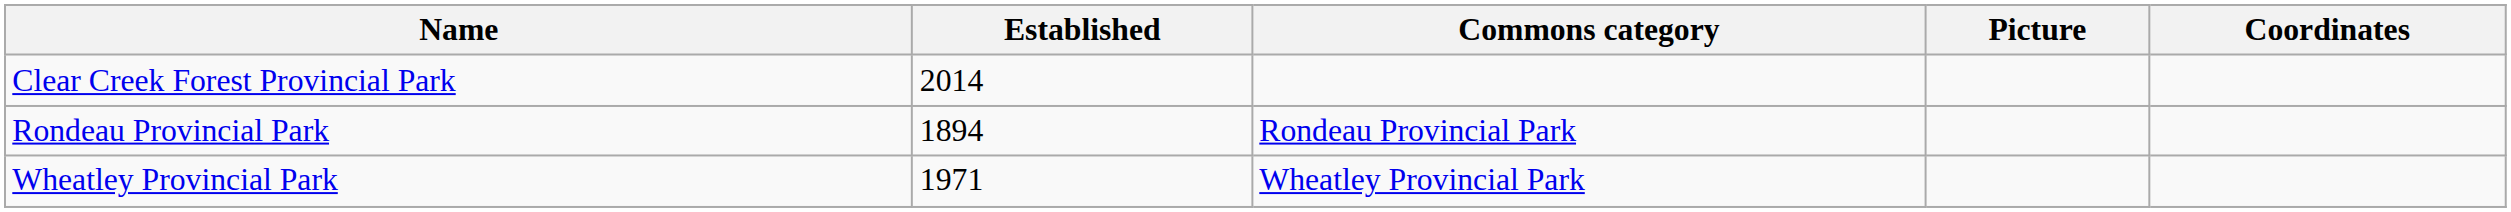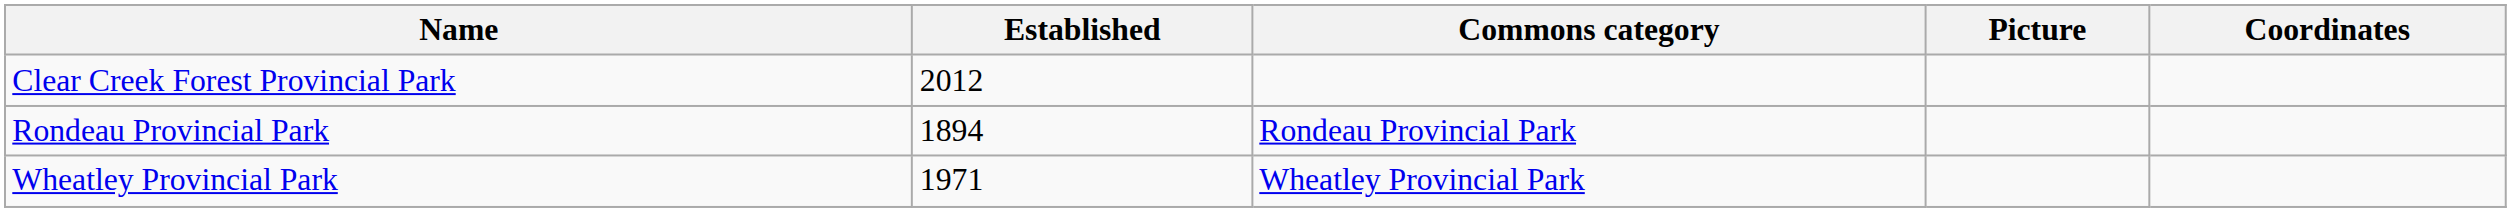(952, 79) 2014 -> (952, 79) 2012
